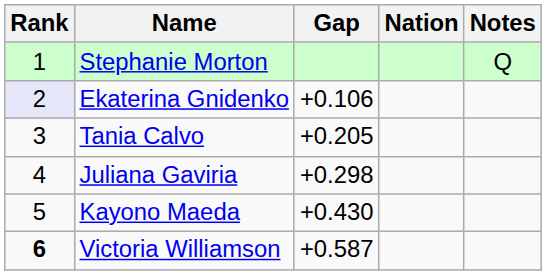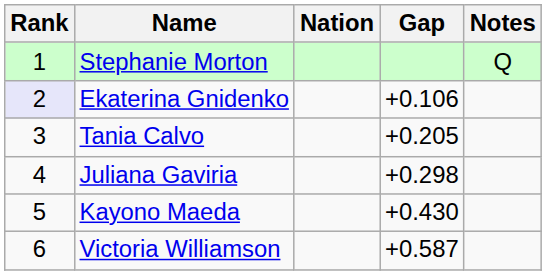columns swapped: (422, 23) <-> (337, 23)
(39, 250) bold -> (39, 250) normal
